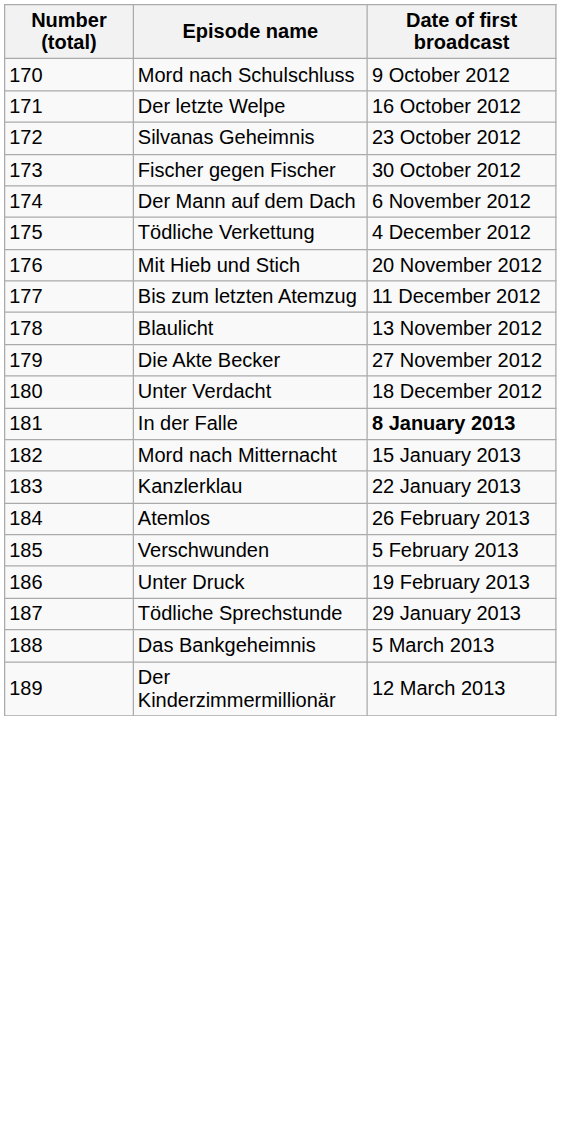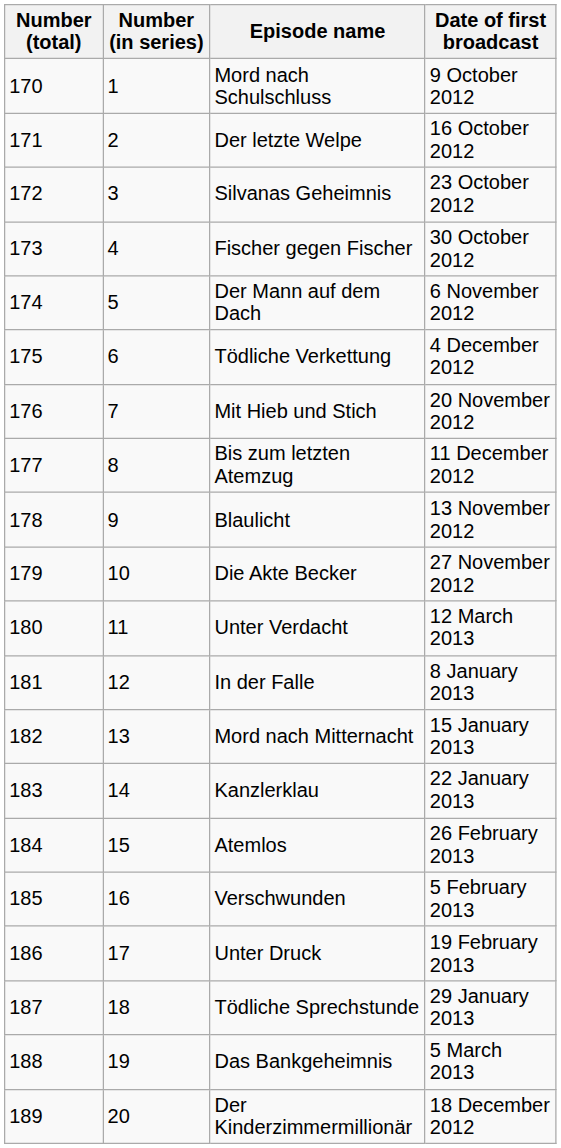+ column: (156, 31)
(457, 391) 18 December 2012 -> (472, 628) 12 March 2013
(444, 423) bold -> (474, 682) normal
(439, 688) 12 March 2013 -> (490, 1115) 18 December 2012
